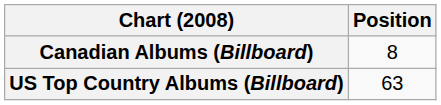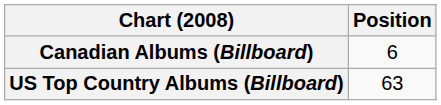(392, 52) 8 -> (392, 52) 6
